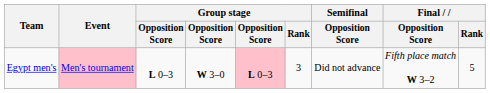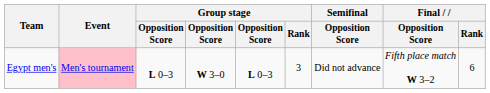(260, 74) pink background -> (260, 74) no background
(472, 68) 5 -> (472, 68) 6
